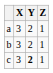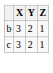- row: (9, 29)
(30, 60) bold -> (30, 44) normal
